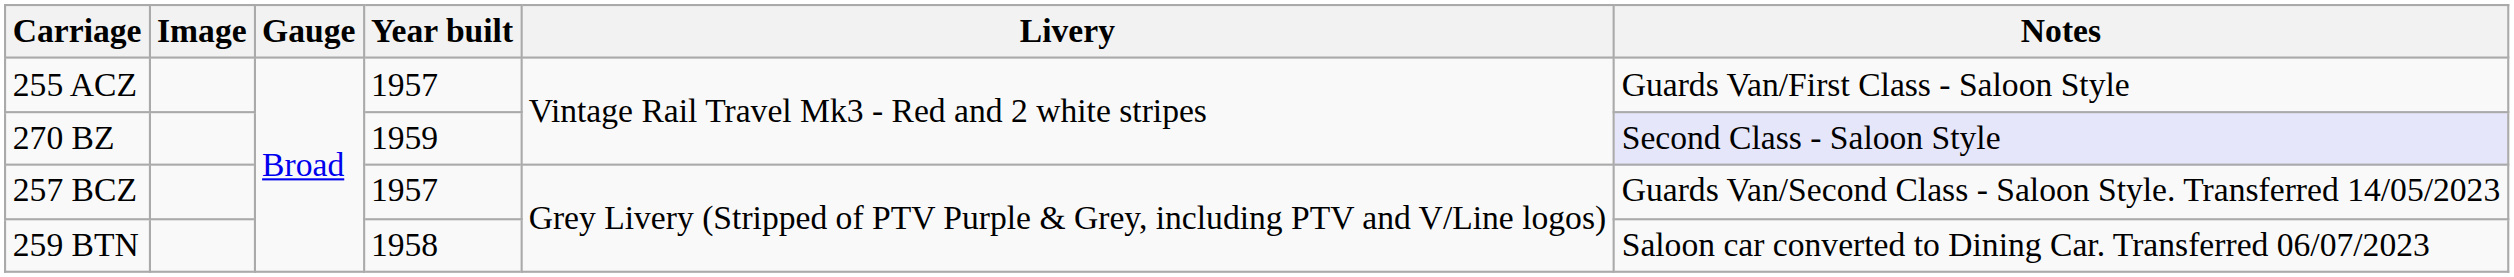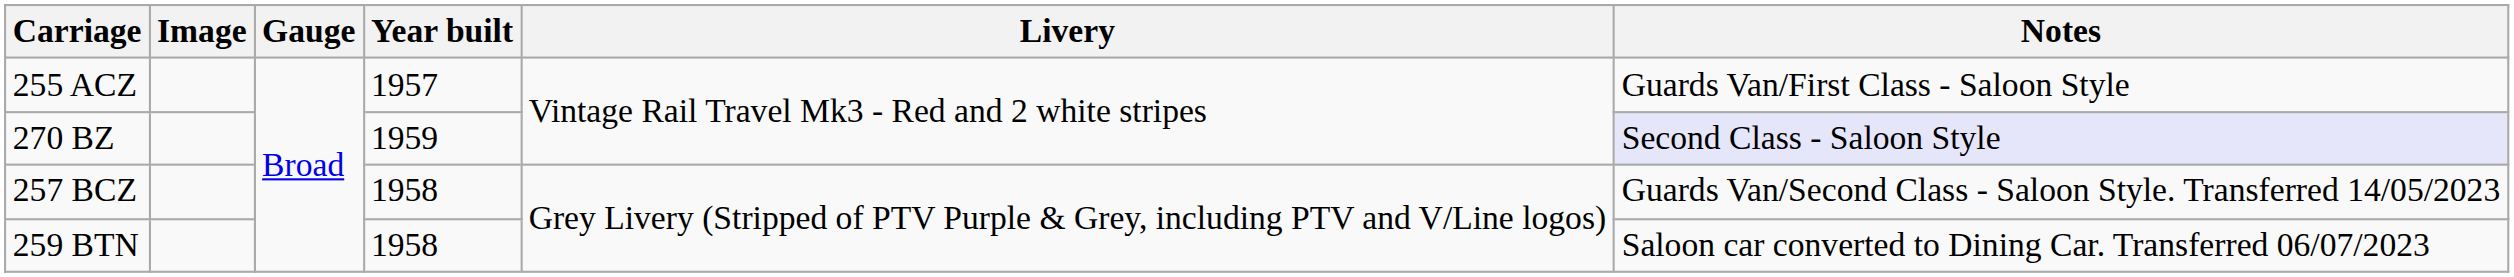(405, 191) 1957 -> (405, 191) 1958
